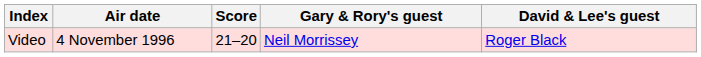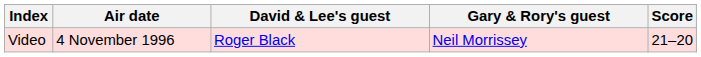columns swapped: (589, 16) <-> (236, 16)
